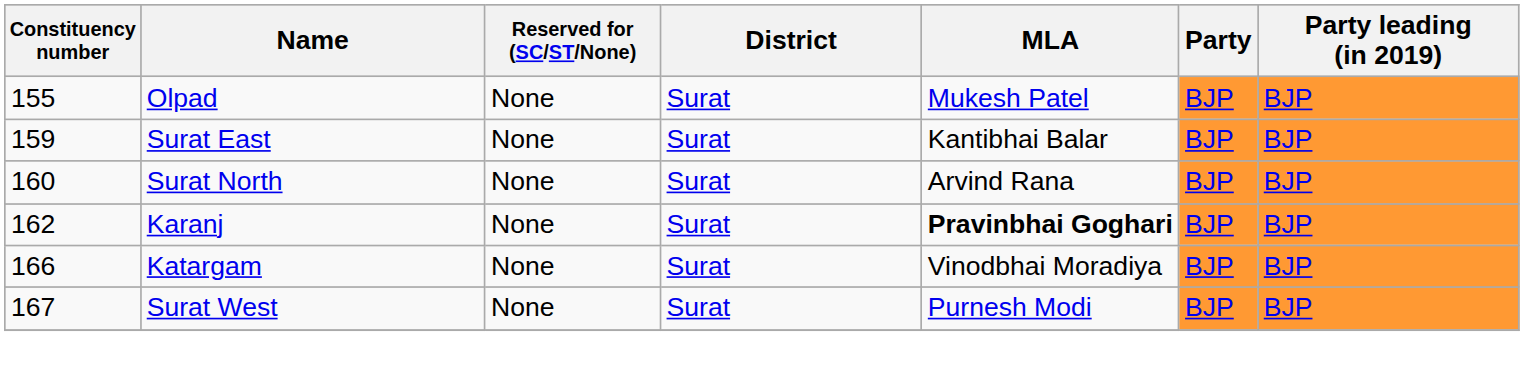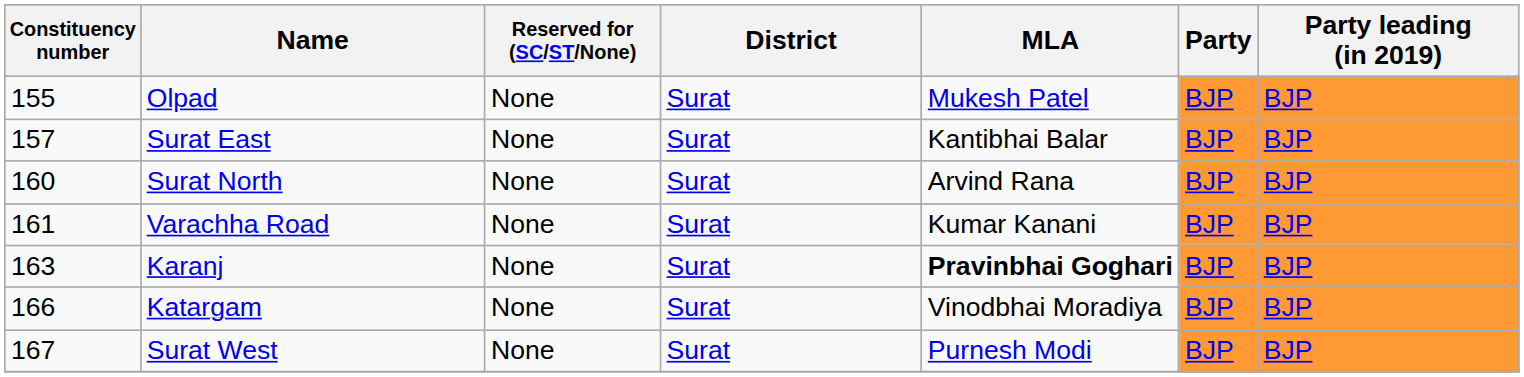(33, 139) 159 -> (33, 139) 157
+ row: (238, 223)
(33, 223) 162 -> (33, 266) 163
